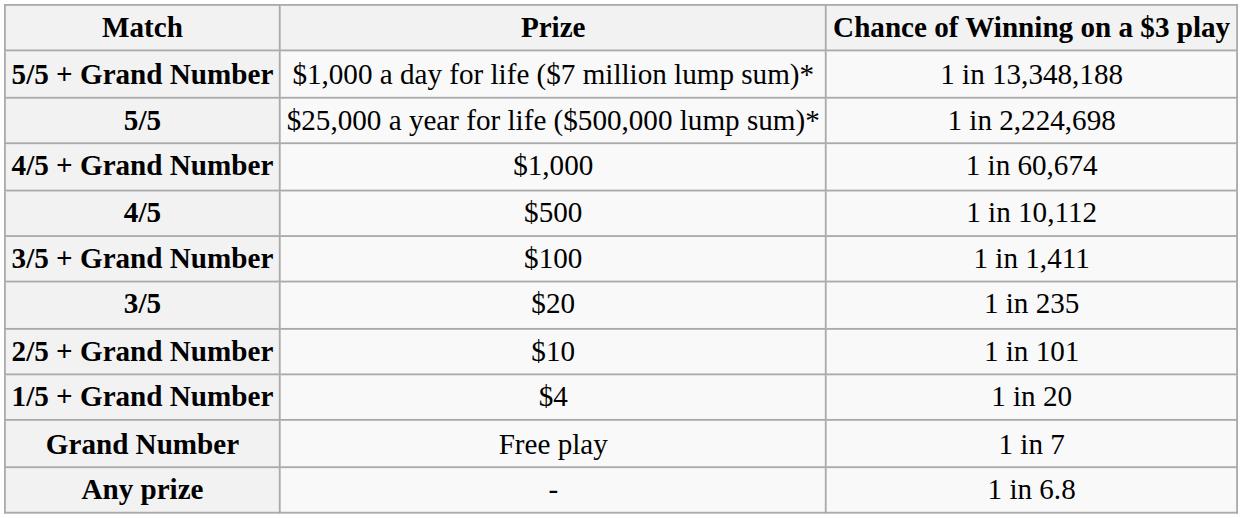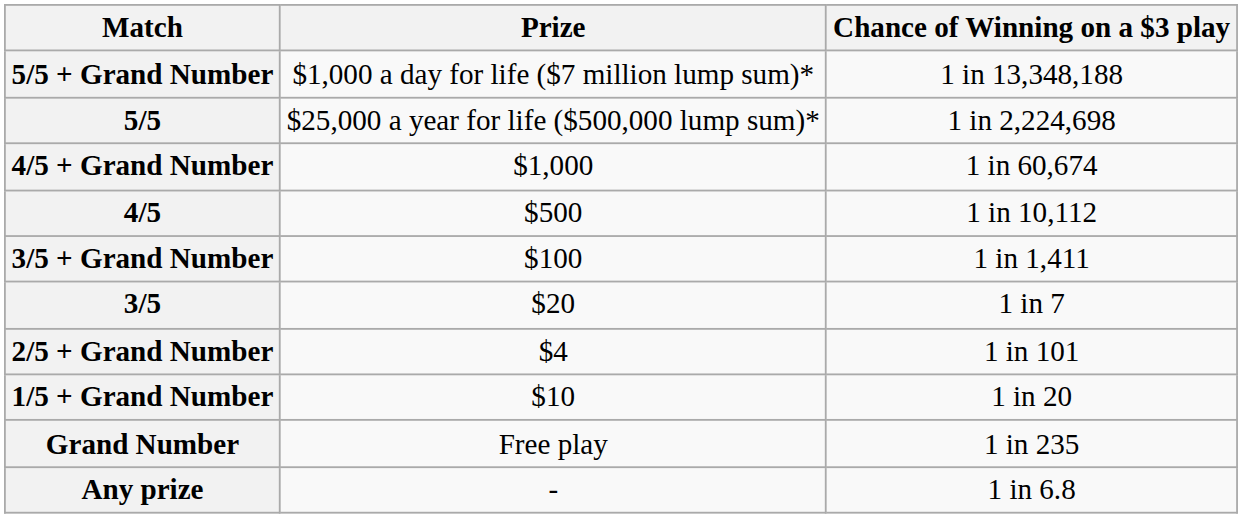(1032, 304) 1 in 235 -> (1032, 304) 1 in 7
(553, 350) $10 -> (553, 350) $4
(553, 397) $4 -> (553, 397) $10
(1032, 443) 1 in 7 -> (1032, 443) 1 in 235
